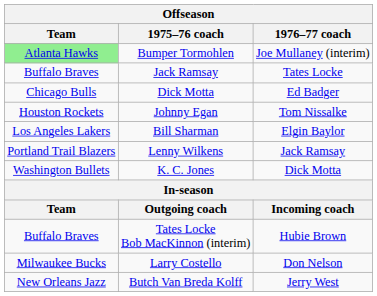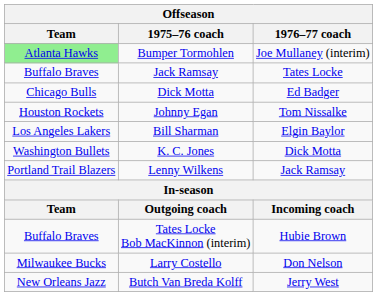rows swapped: (186, 151) <-> (186, 170)
